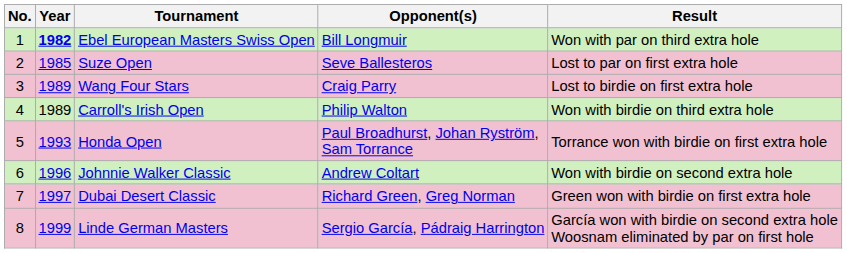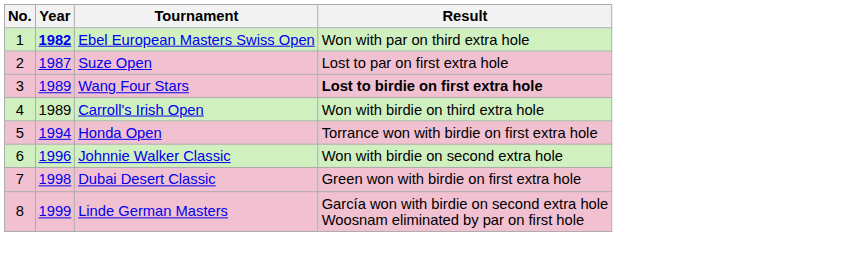- column: (433, 16)
(55, 63) 1985 -> (55, 63) 1987
(652, 86) normal -> (432, 86) bold
(55, 141) 1993 -> (55, 133) 1994
(55, 196) 1997 -> (55, 180) 1998
